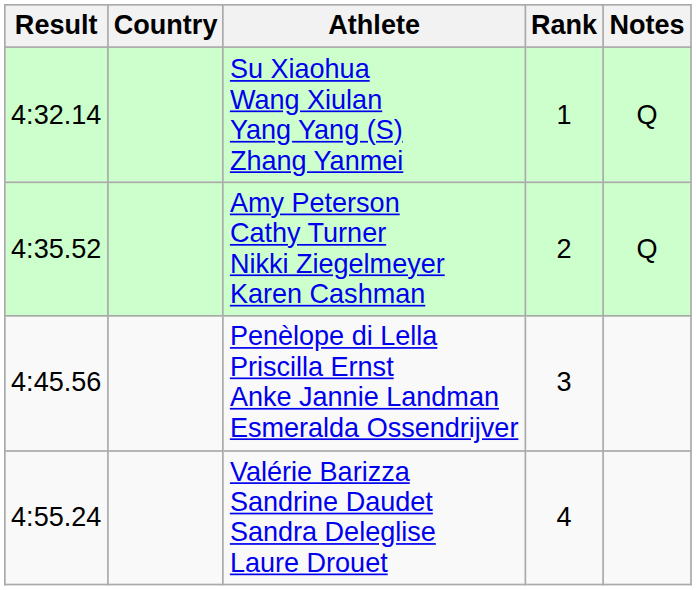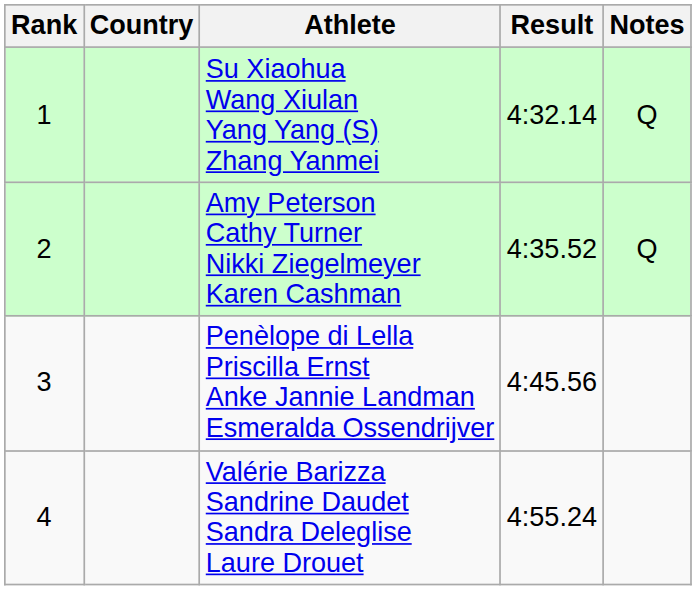columns swapped: (564, 25) <-> (56, 25)
